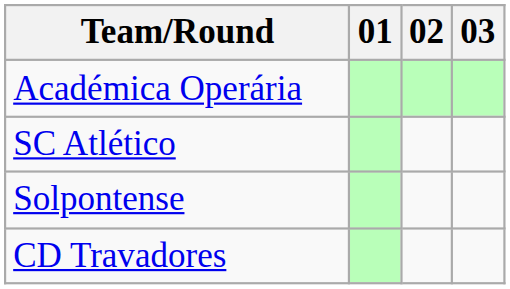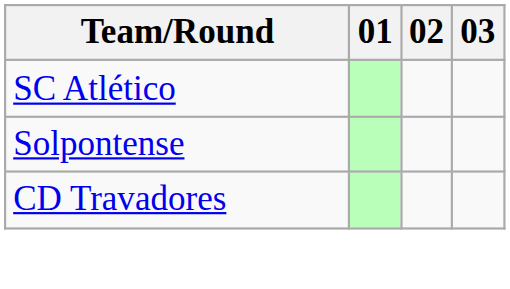- row: (158, 87)
